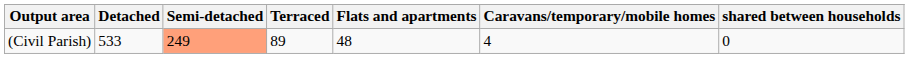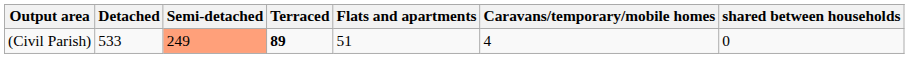(278, 41) normal -> (278, 41) bold
(344, 41) 48 -> (344, 41) 51
